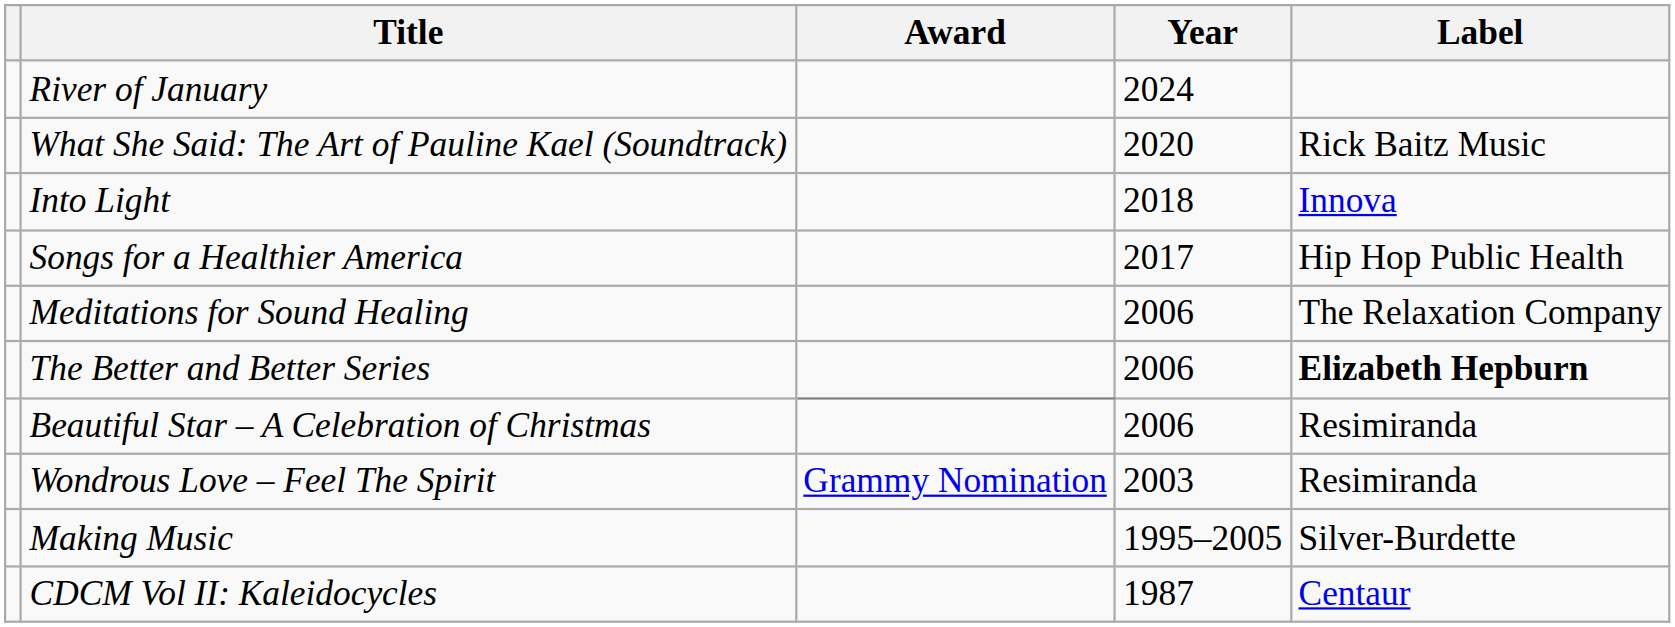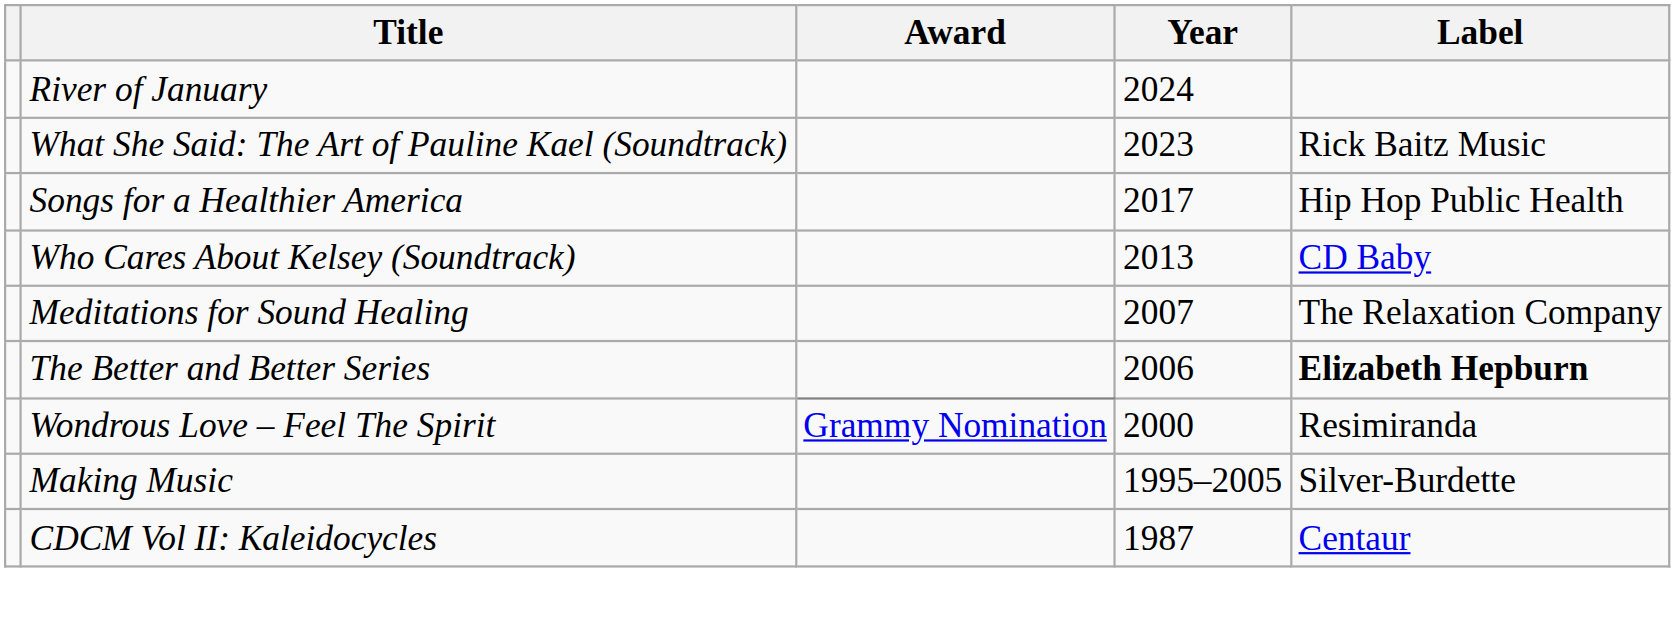(1158, 144) 2020 -> (1158, 144) 2023
- row: (100, 200)
+ row: (303, 256)
(1158, 312) 2006 -> (1158, 312) 2007
- row: (340, 425)
(1158, 481) 2003 -> (1158, 425) 2000
